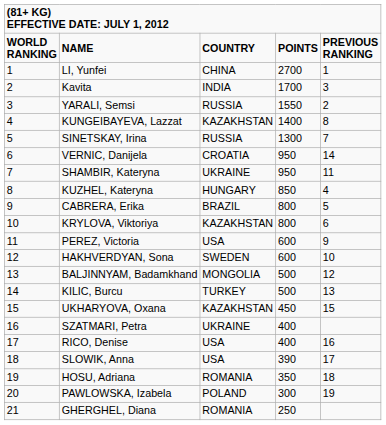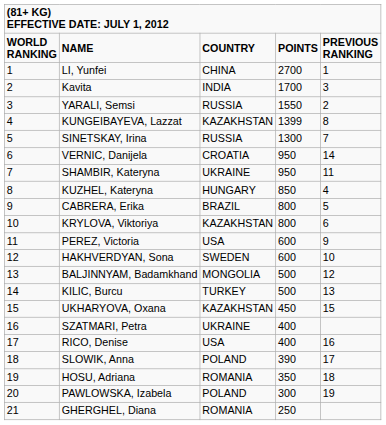(290, 122) 1400 -> (290, 122) 1399
(213, 360) USA -> (224, 360) POLAND
